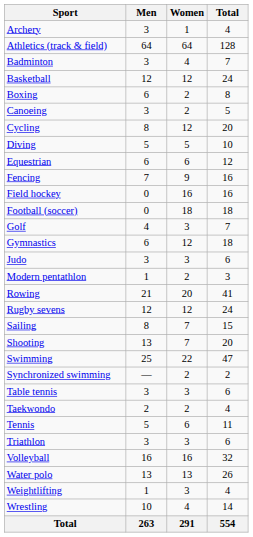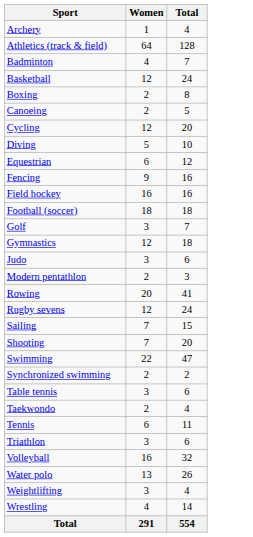- column: (146, 12)
